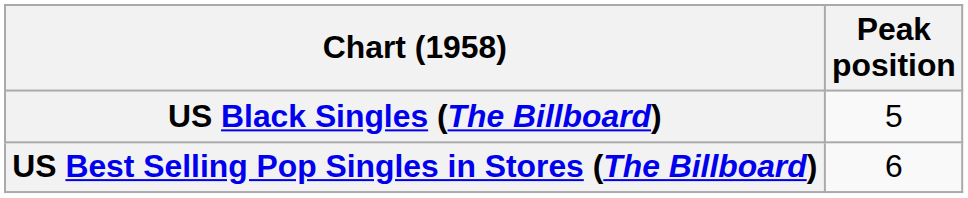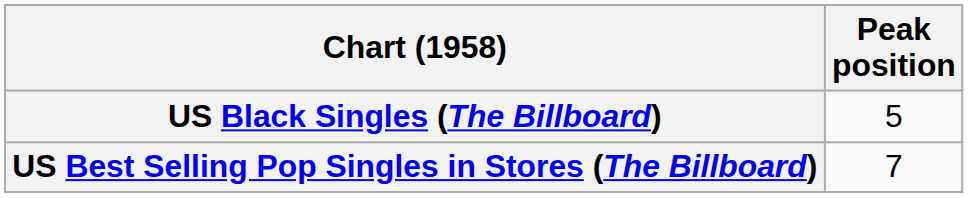(894, 166) 6 -> (894, 166) 7
